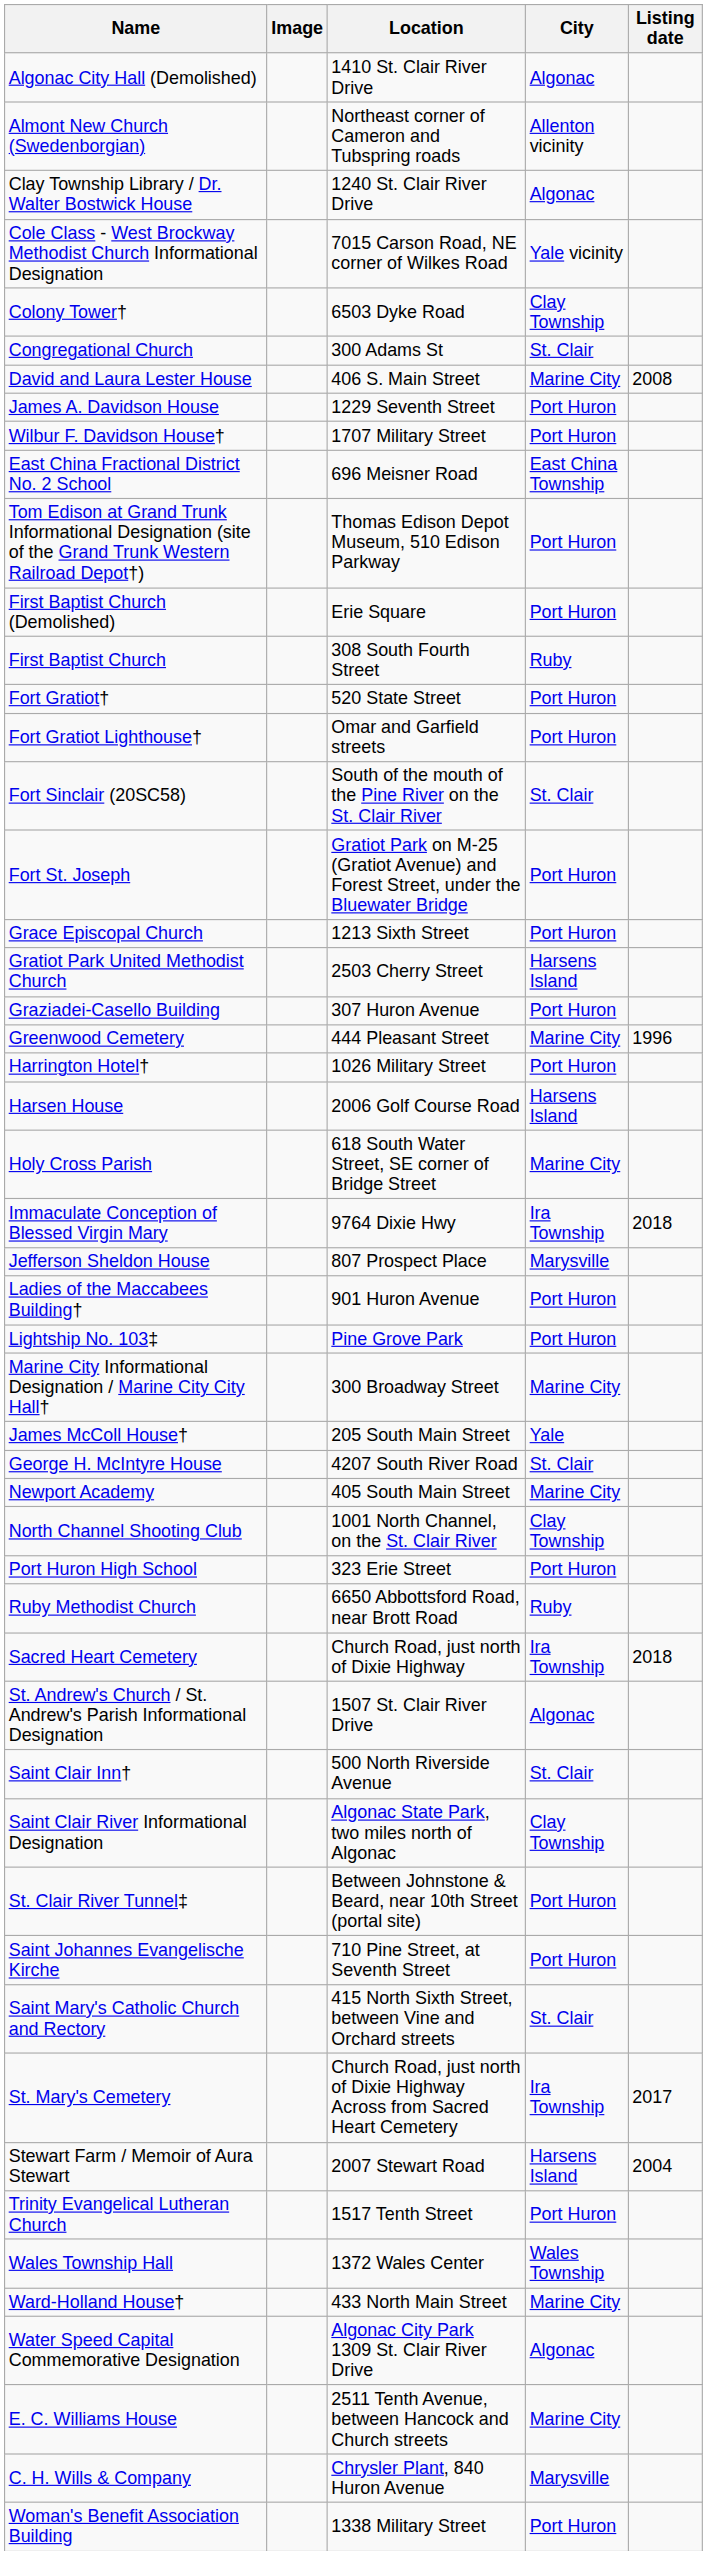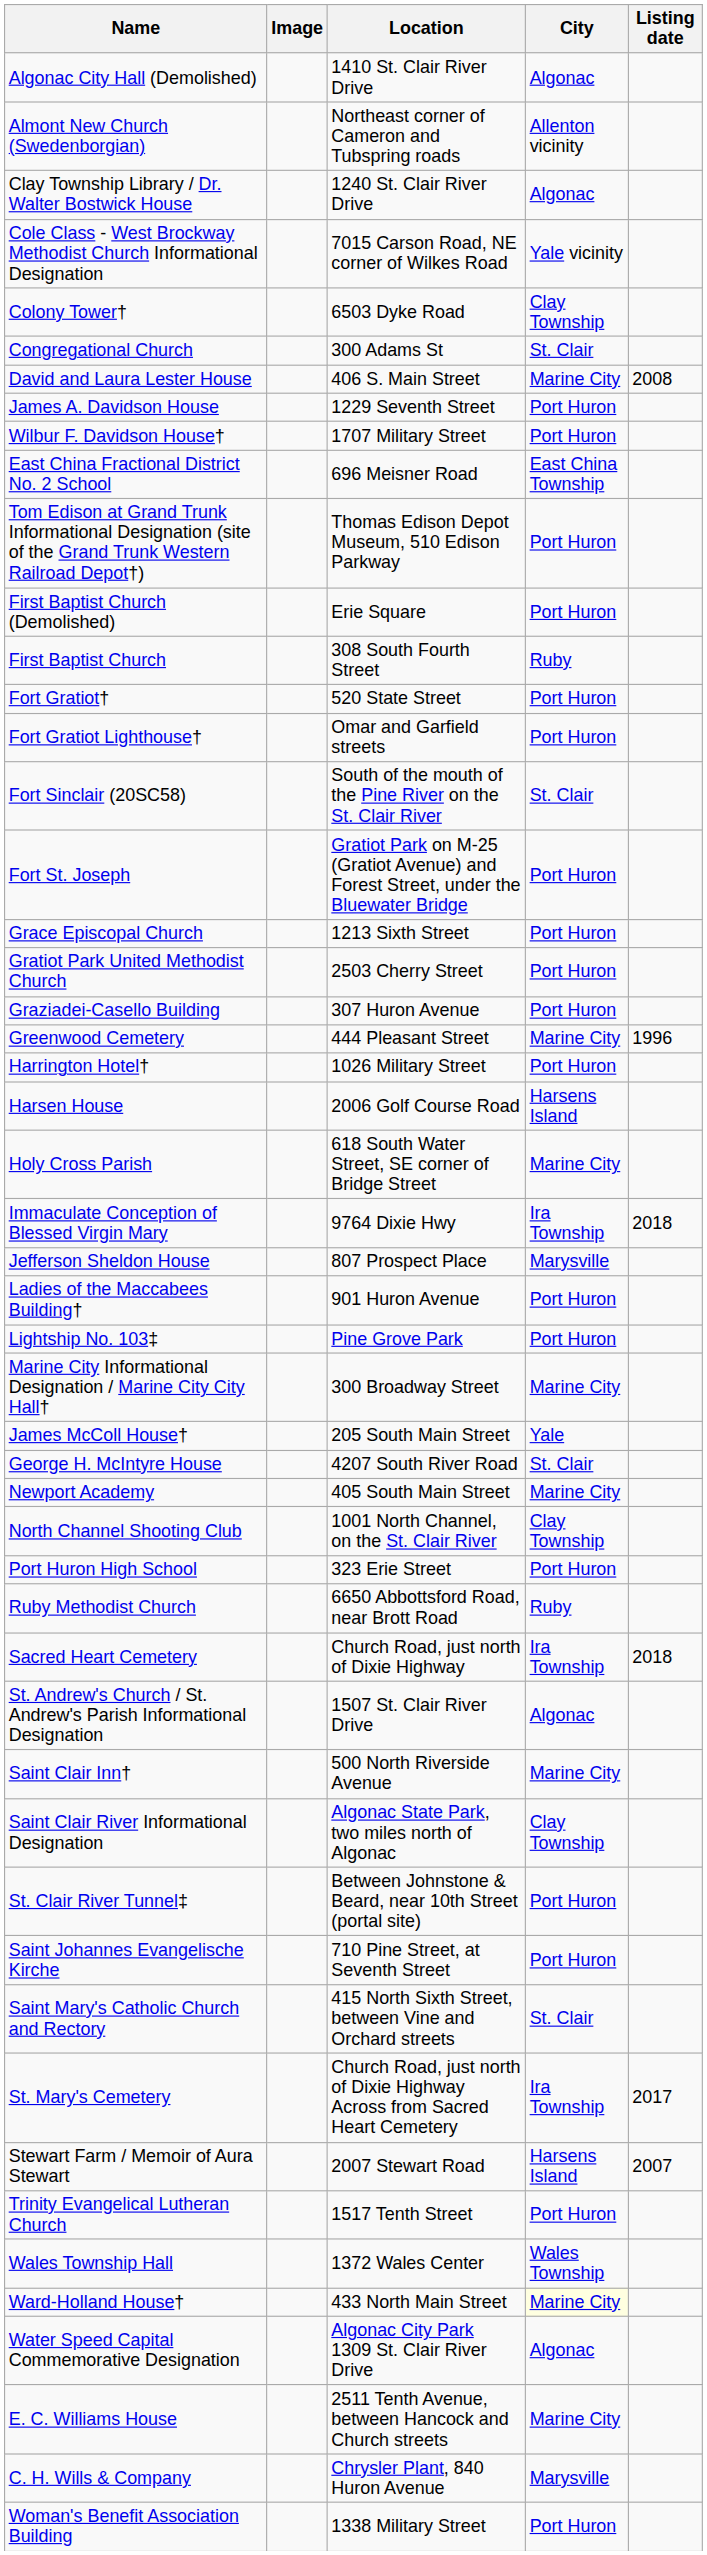(563, 971) Harsens Island -> (573, 971) Port Huron
(561, 1774) St. Clair -> (575, 1774) Marine City
(652, 2166) 2004 -> (652, 2166) 2007
(575, 2301) no background -> (575, 2301) lightyellow background
